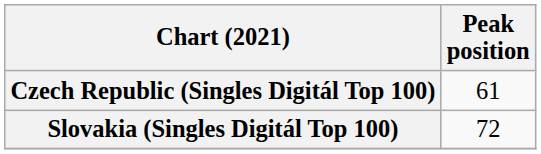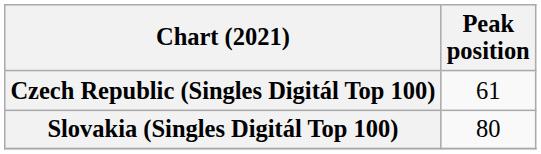(488, 129) 72 -> (488, 129) 80
